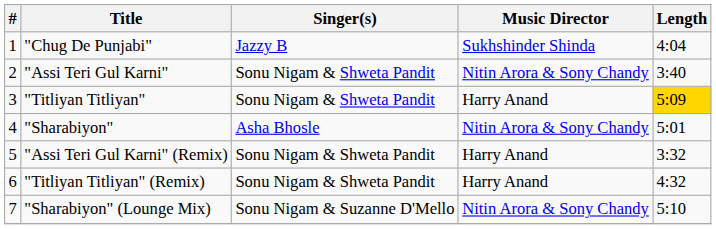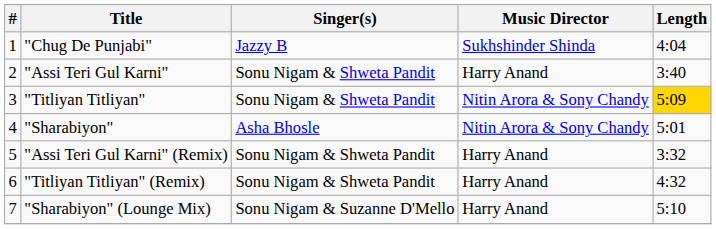(556, 72) Nitin Arora & Sony Chandy -> (505, 72) Harry Anand
(505, 100) Harry Anand -> (556, 100) Nitin Arora & Sony Chandy
(556, 209) Nitin Arora & Sony Chandy -> (505, 209) Harry Anand
